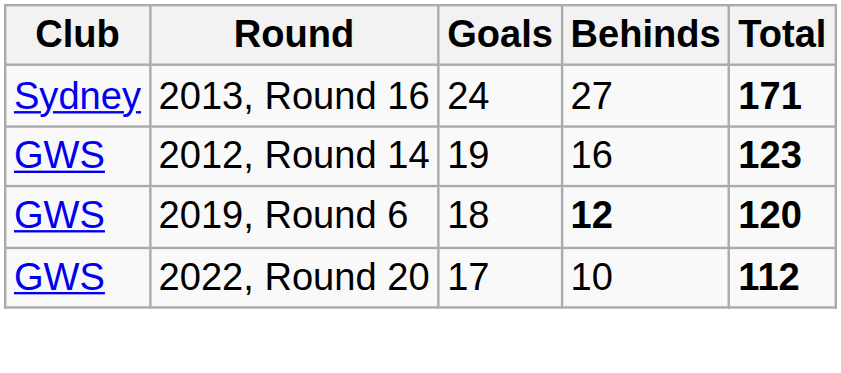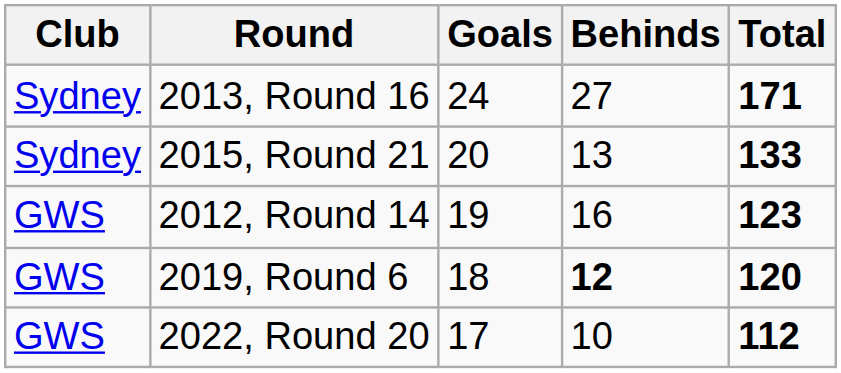+ row: (294, 155)
